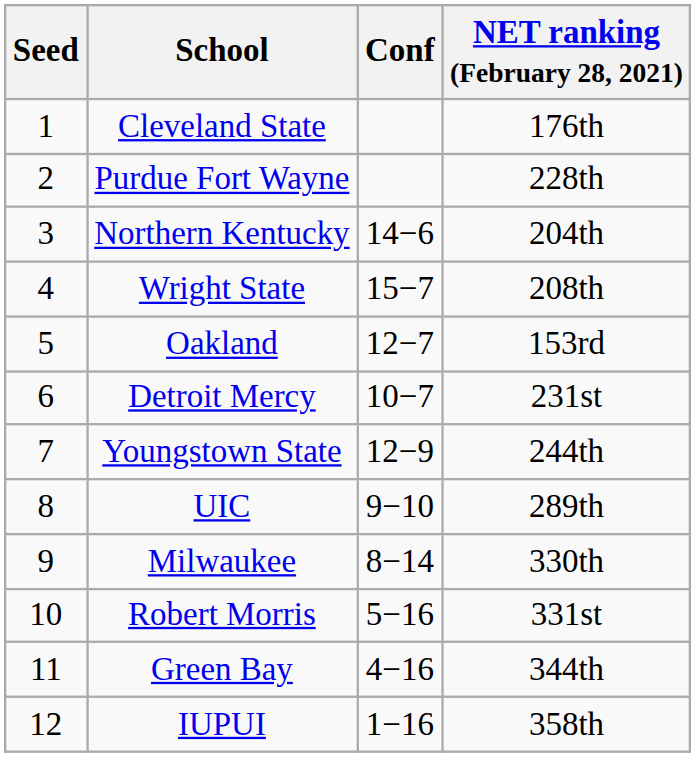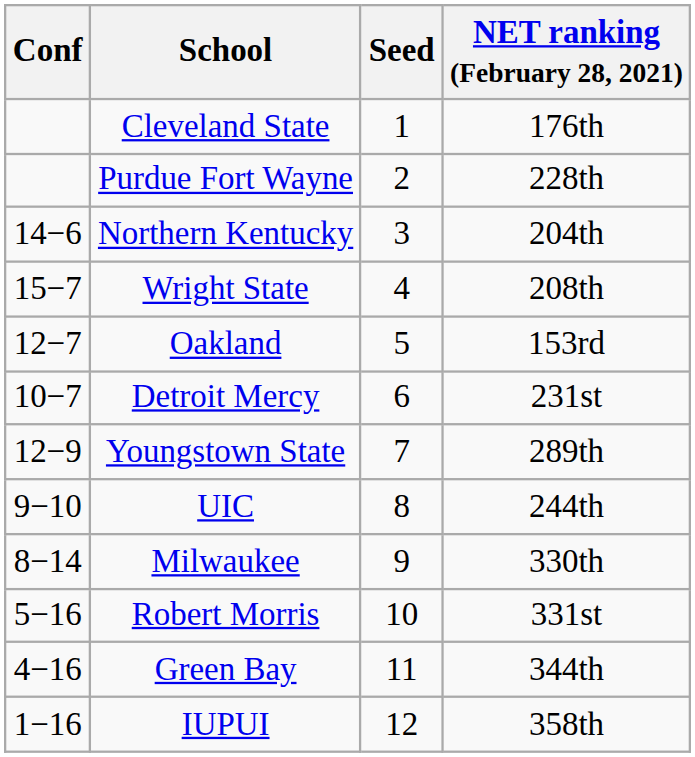columns swapped: (46, 51) <-> (400, 51)
(567, 451) 244th -> (567, 451) 289th
(567, 506) 289th -> (567, 506) 244th
